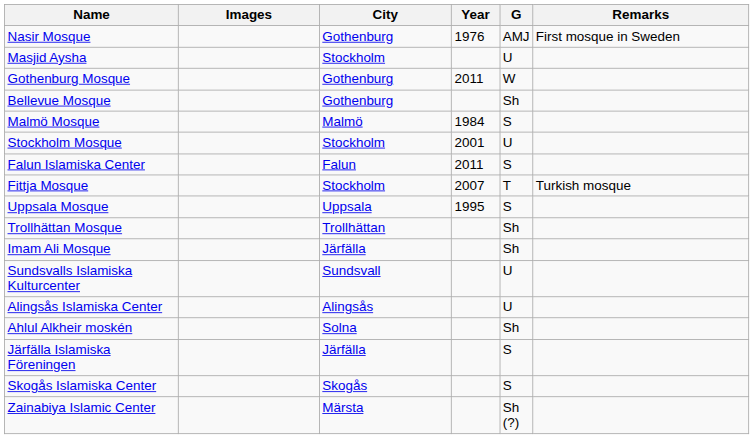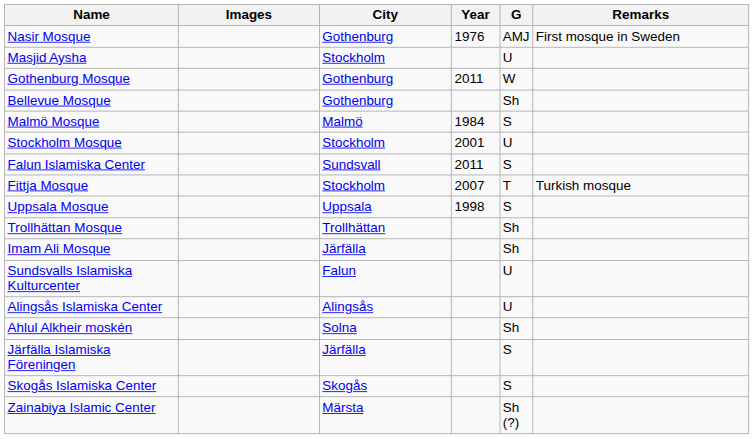(339, 164) Falun -> (351, 164) Sundsvall
(469, 206) 1995 -> (469, 206) 1998
(351, 270) Sundsvall -> (339, 270) Falun
